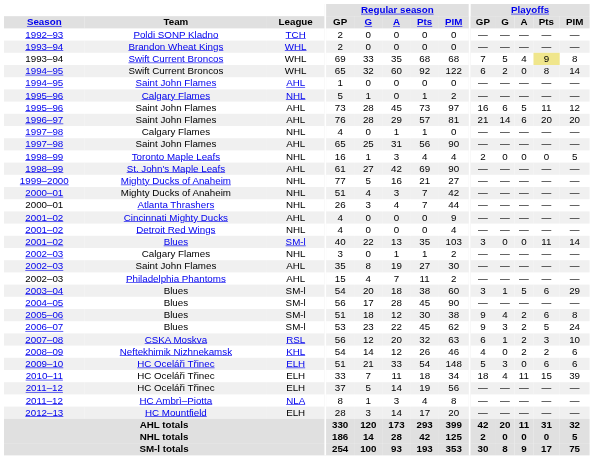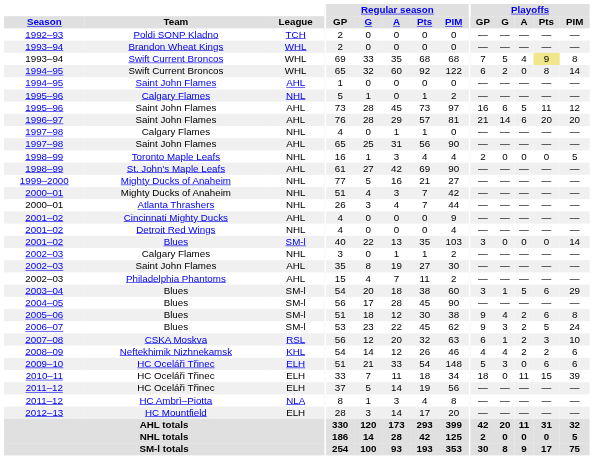(546, 242) 11 -> (546, 242) 0
(505, 351) 0 -> (505, 351) 4
(505, 376) 4 -> (505, 376) 0
